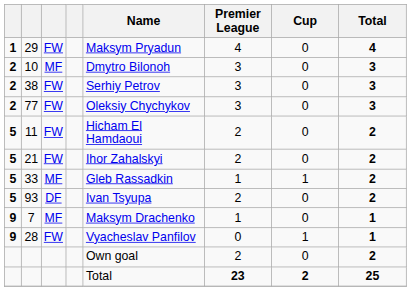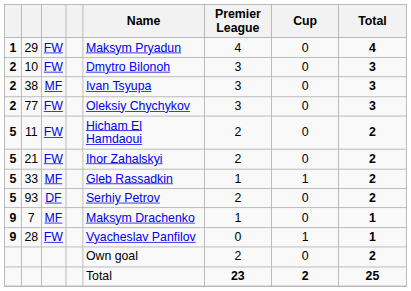(53, 67) MF -> (53, 67) FW
(53, 86) FW -> (53, 86) MF
(123, 86) Serhiy Petrov -> (119, 86) Ivan Tsyupa
(119, 198) Ivan Tsyupa -> (123, 198) Serhiy Petrov
